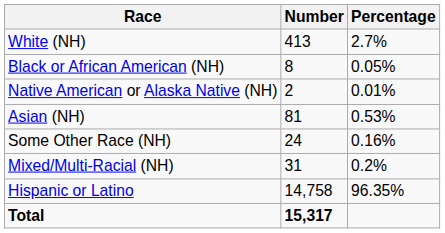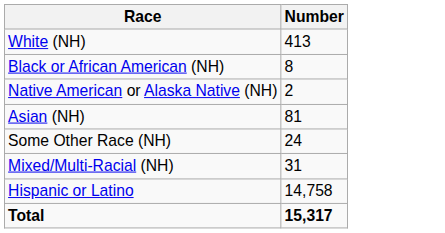- column: (393, 16)
